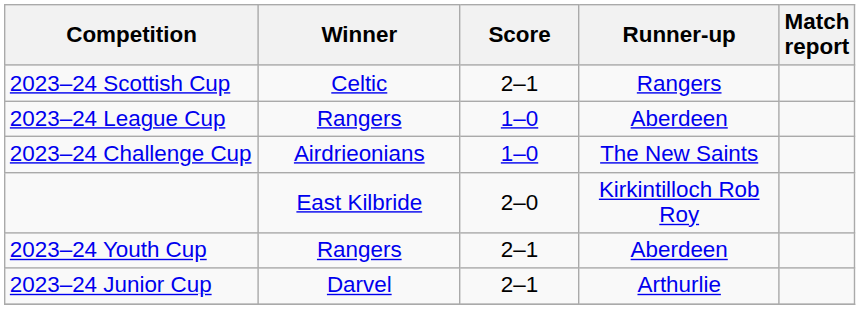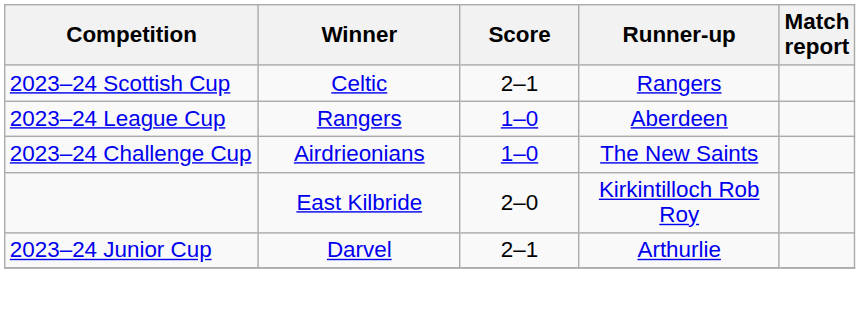- row: (108, 250)
